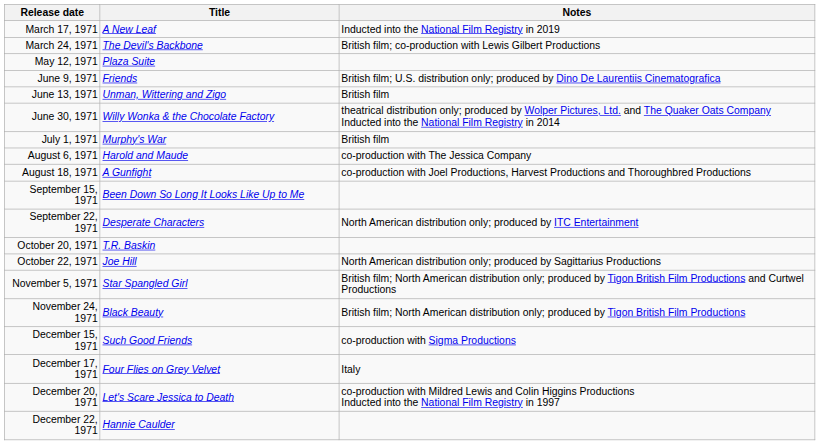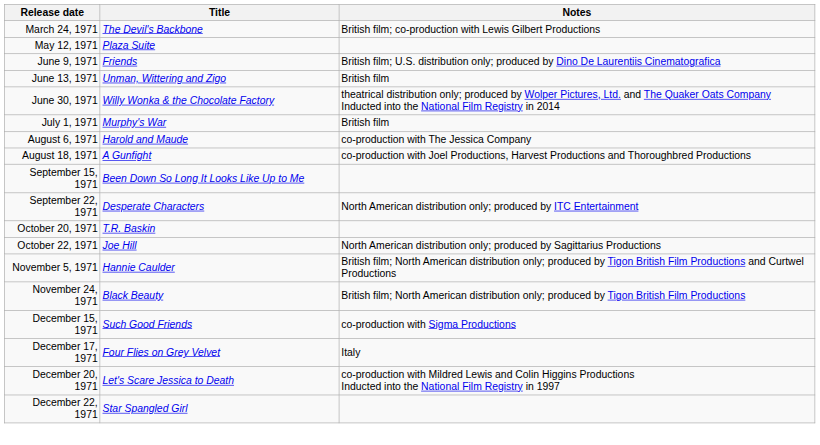- row: (62, 29)
(145, 284) Star Spangled Girl -> (139, 268) Hannie Caulder
(139, 425) Hannie Caulder -> (145, 409) Star Spangled Girl
